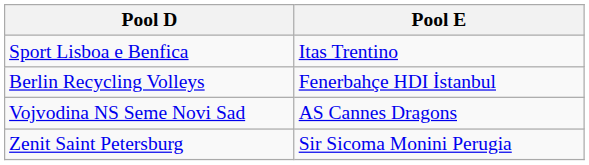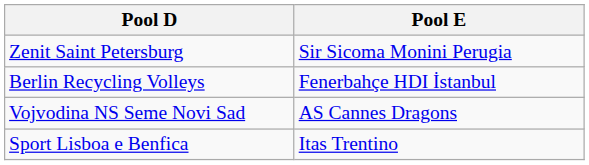rows swapped: (96, 143) <-> (99, 50)
